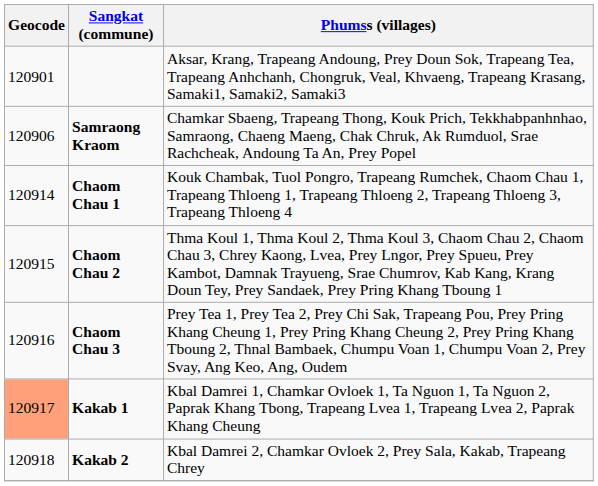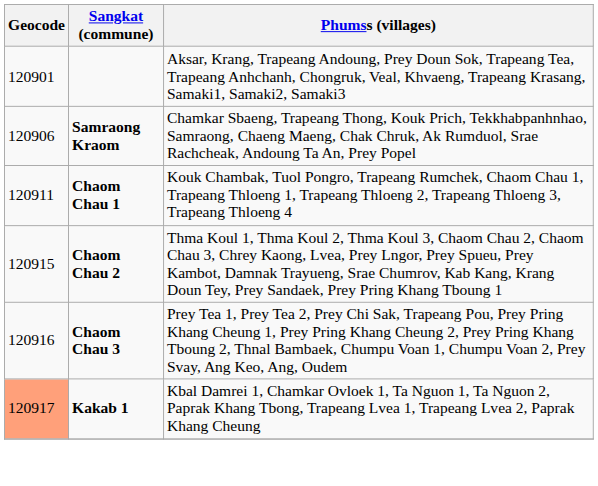(31, 195) 120914 -> (31, 195) 120911
- row: (100, 459)
